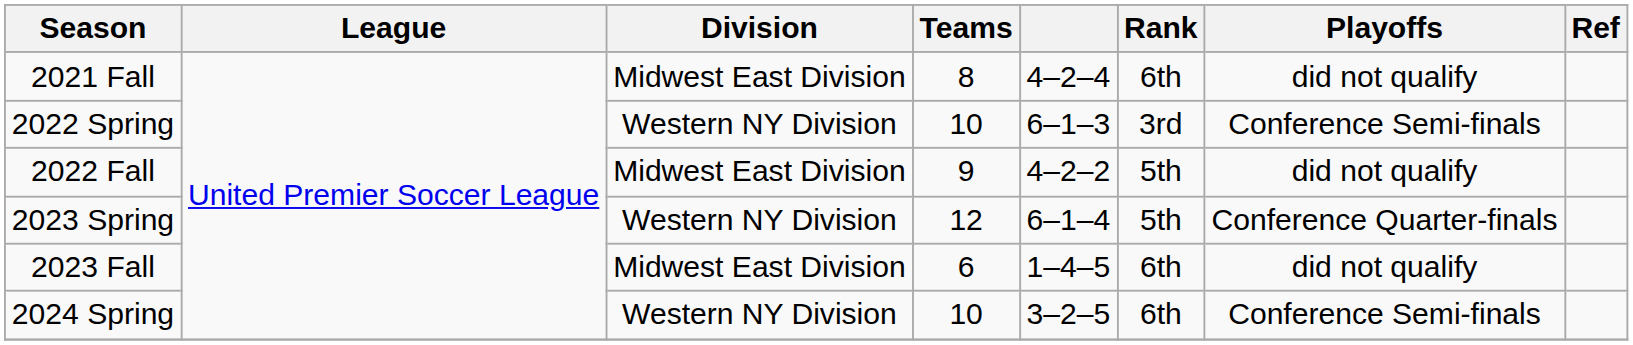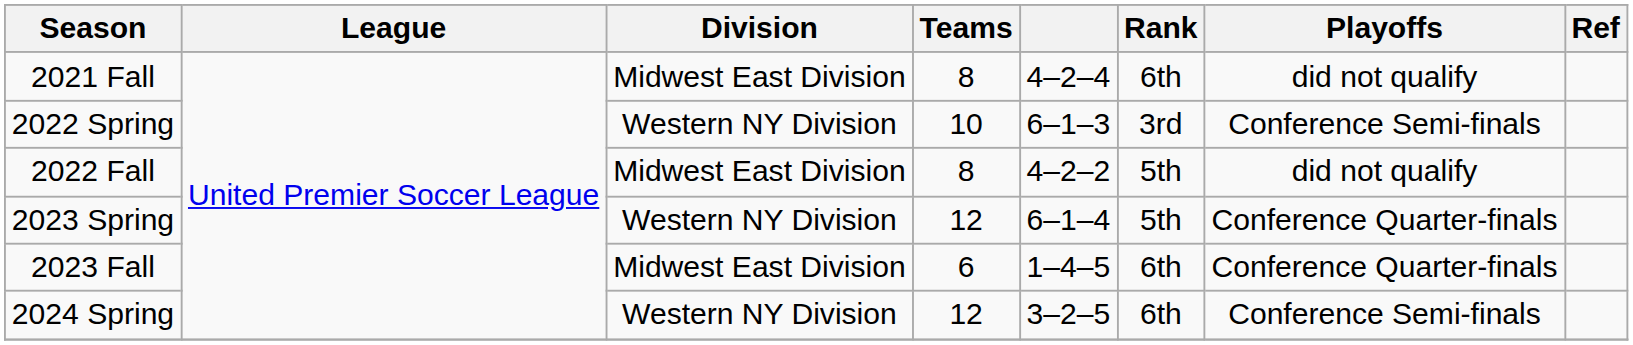(966, 171) 9 -> (966, 171) 8
(1384, 266) did not qualify -> (1385, 266) Conference Quarter-finals
(966, 314) 10 -> (966, 314) 12
